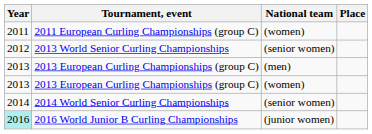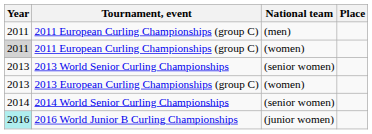+ row: (146, 31)
(18, 31) no background -> (18, 48) lightgrey background
(18, 48) 2012 -> (18, 66) 2013
- row: (147, 66)
